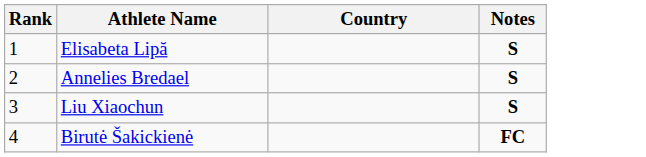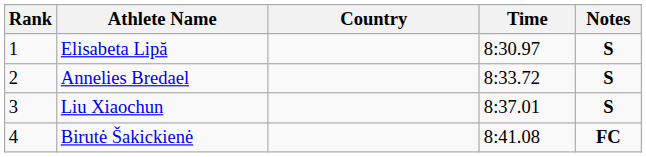+ column: (527, 19)
